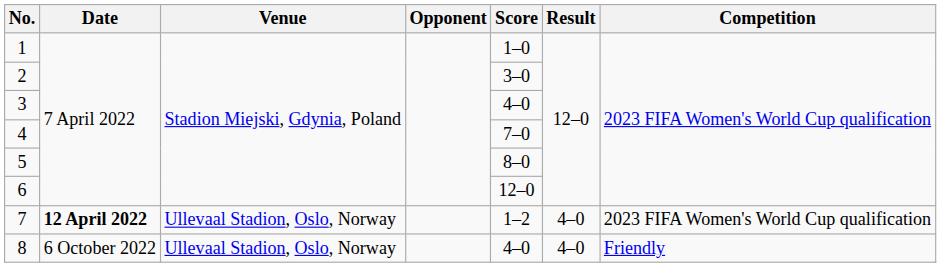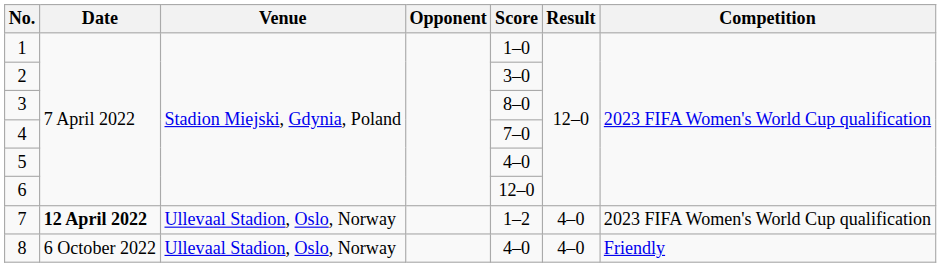(517, 104) 4–0 -> (517, 104) 8–0
(517, 162) 8–0 -> (517, 162) 4–0
